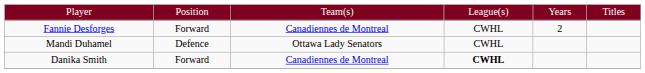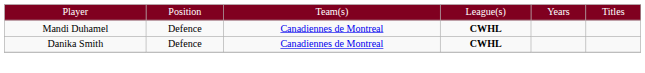- row: (79, 28)
(337, 44) Ottawa Lady Senators -> (332, 28) Canadiennes de Montreal
(488, 44) normal -> (486, 28) bold
(192, 60) Forward -> (185, 44) Defence
